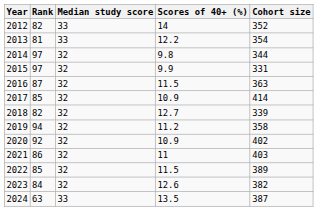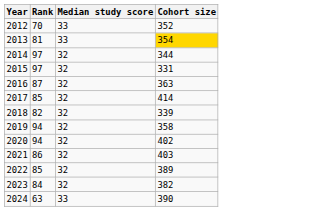- column: (203, 12)
(37, 26) 82 -> (37, 26) 70
(260, 40) no background -> (165, 40) gold background
(37, 141) 92 -> (37, 141) 94
(260, 199) 387 -> (165, 199) 390
